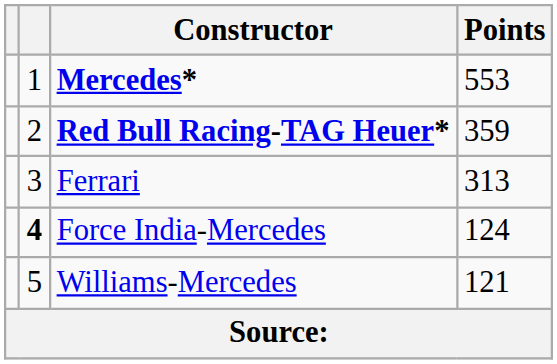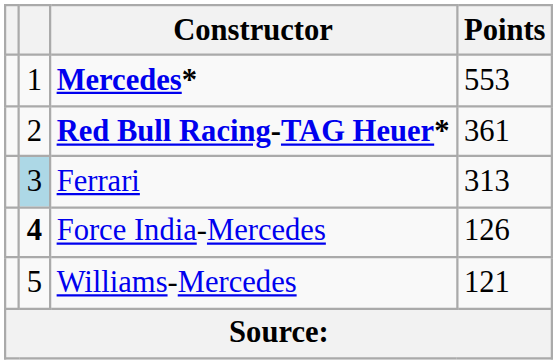(487, 130) 359 -> (487, 130) 361
(34, 180) no background -> (34, 180) lightblue background
(487, 231) 124 -> (487, 231) 126
